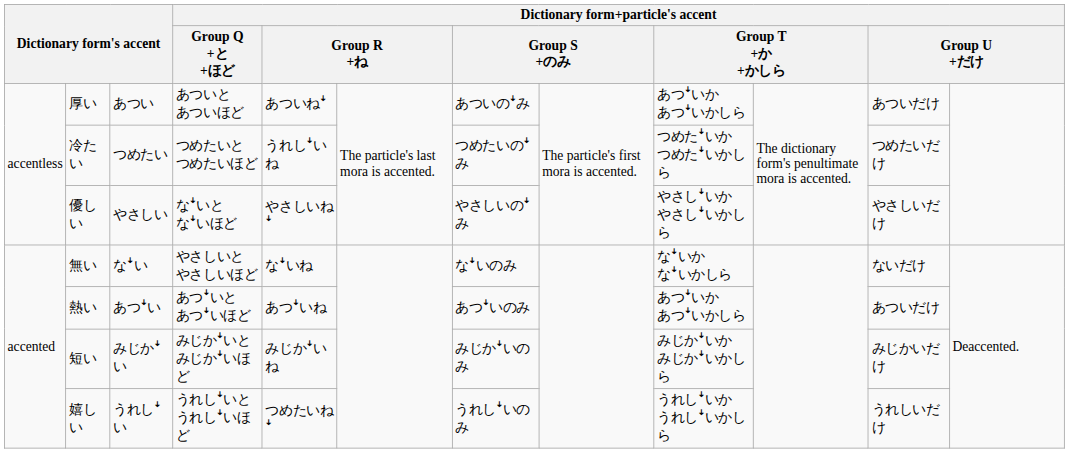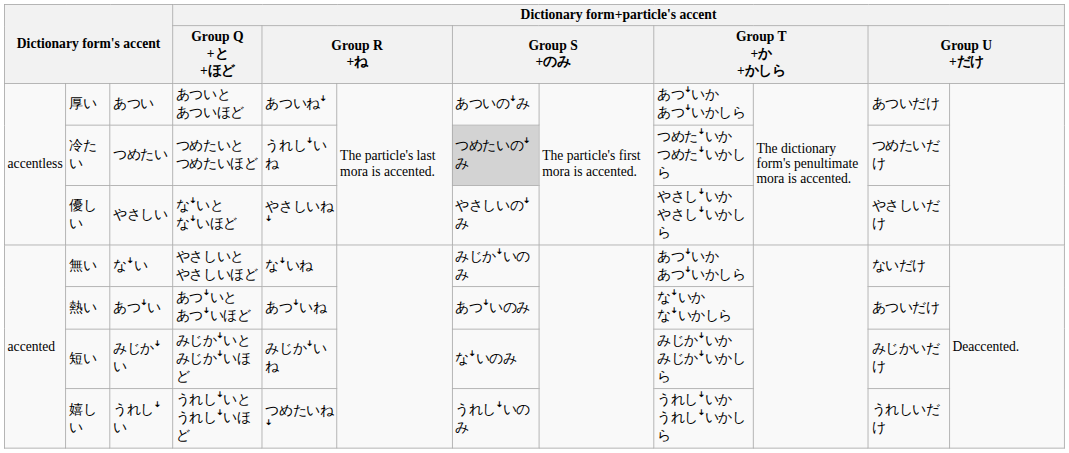(493, 154) no background -> (493, 154) lightgrey background
(486, 265) なꜜいのみ -> (493, 265) みじかꜜいのみ
(695, 265) なꜜいか なꜜいかしら -> (701, 265) あつꜜいか あつꜜいかしら
(701, 307) あつꜜいか あつꜜいかしら -> (695, 307) なꜜいか なꜜいかしら
(493, 358) みじかꜜいのみ -> (486, 358) なꜜいのみ
